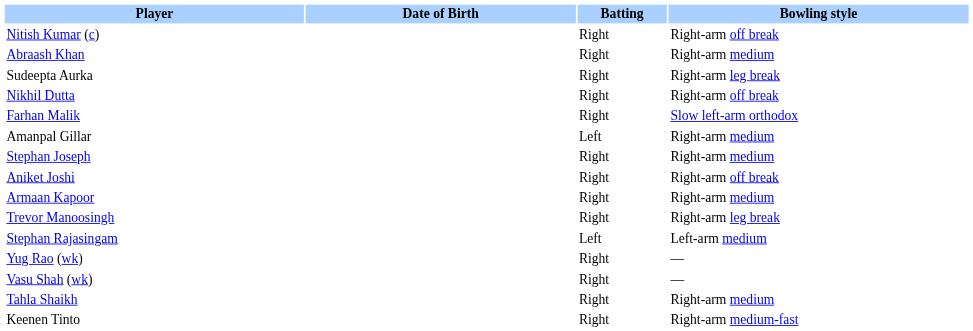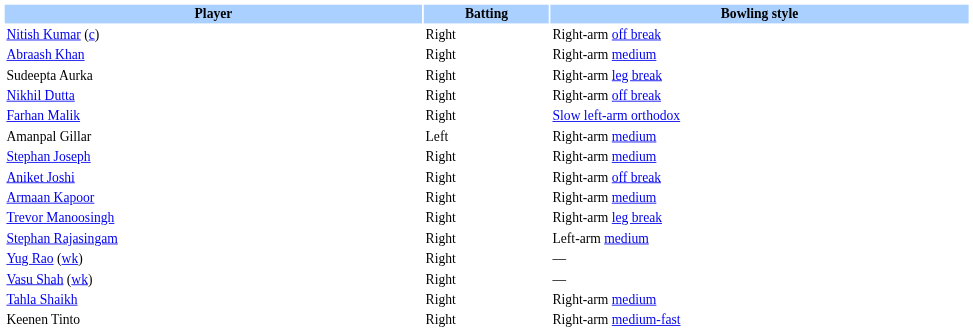- column: (441, 14)
(590, 238) Left -> (441, 238) Right
